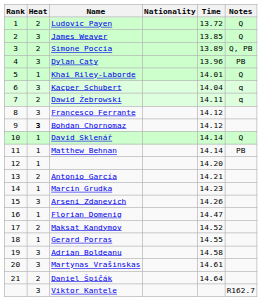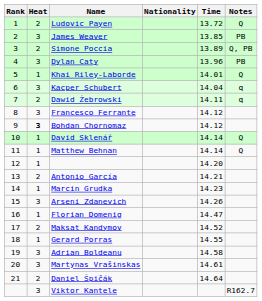(241, 36) Q -> (241, 36) PB
(241, 150) PB -> (241, 150) Q
